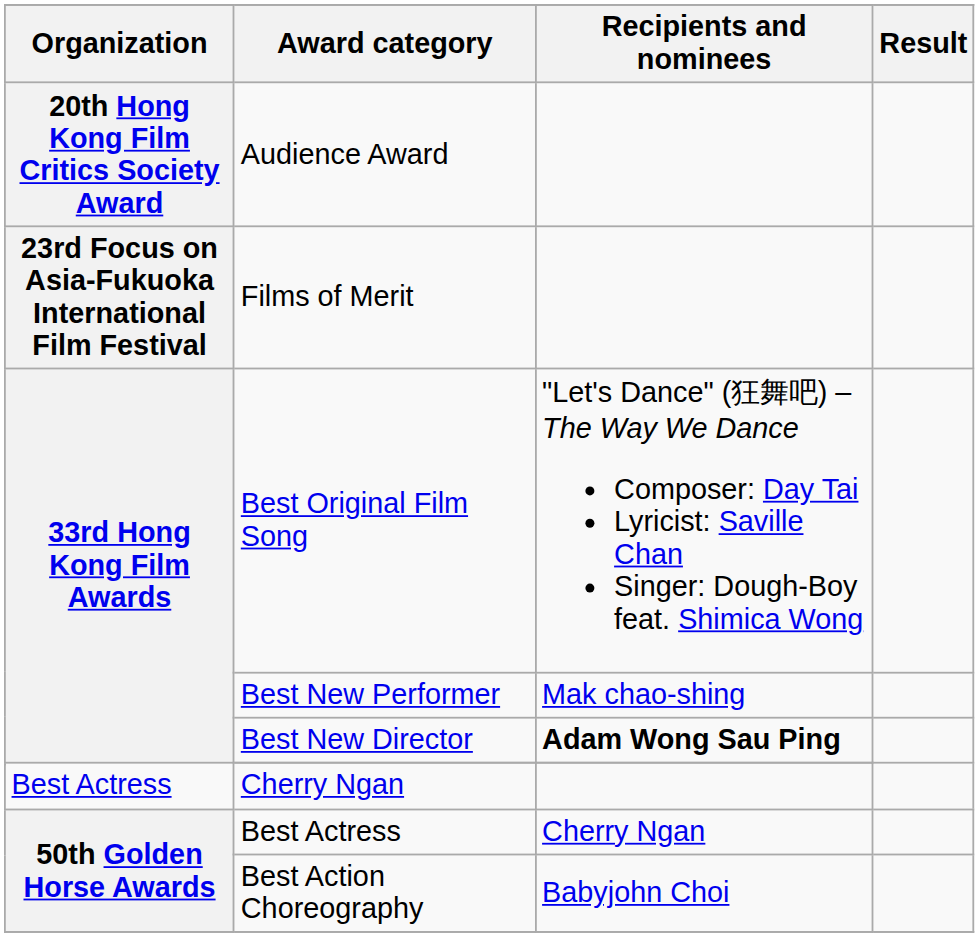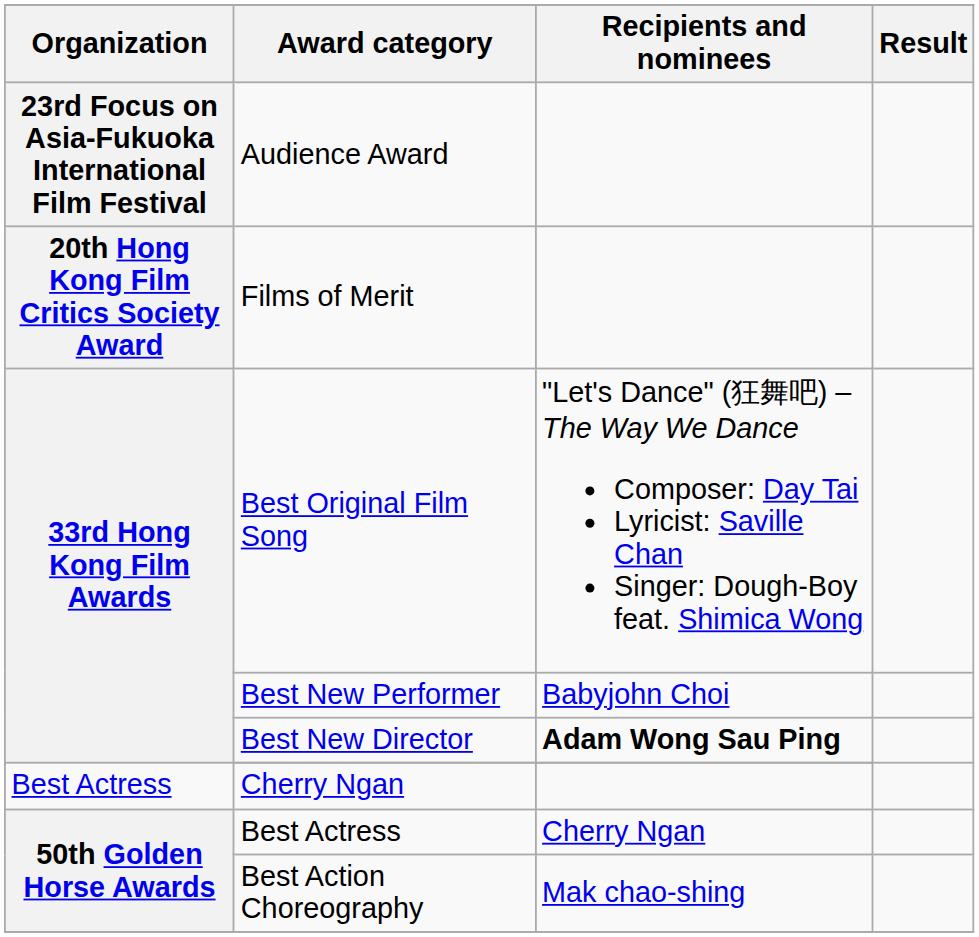(120, 154) 20th Hong Kong Film Critics Society Award -> (120, 154) 23rd Focus on Asia-Fukuoka International Film Festival
(120, 296) 23rd Focus on Asia-Fukuoka International Film Festival -> (120, 296) 20th Hong Kong Film Critics Society Award
(644, 694) Mak chao-shing -> (636, 694) Babyjohn Choi
(636, 893) Babyjohn Choi -> (644, 893) Mak chao-shing
